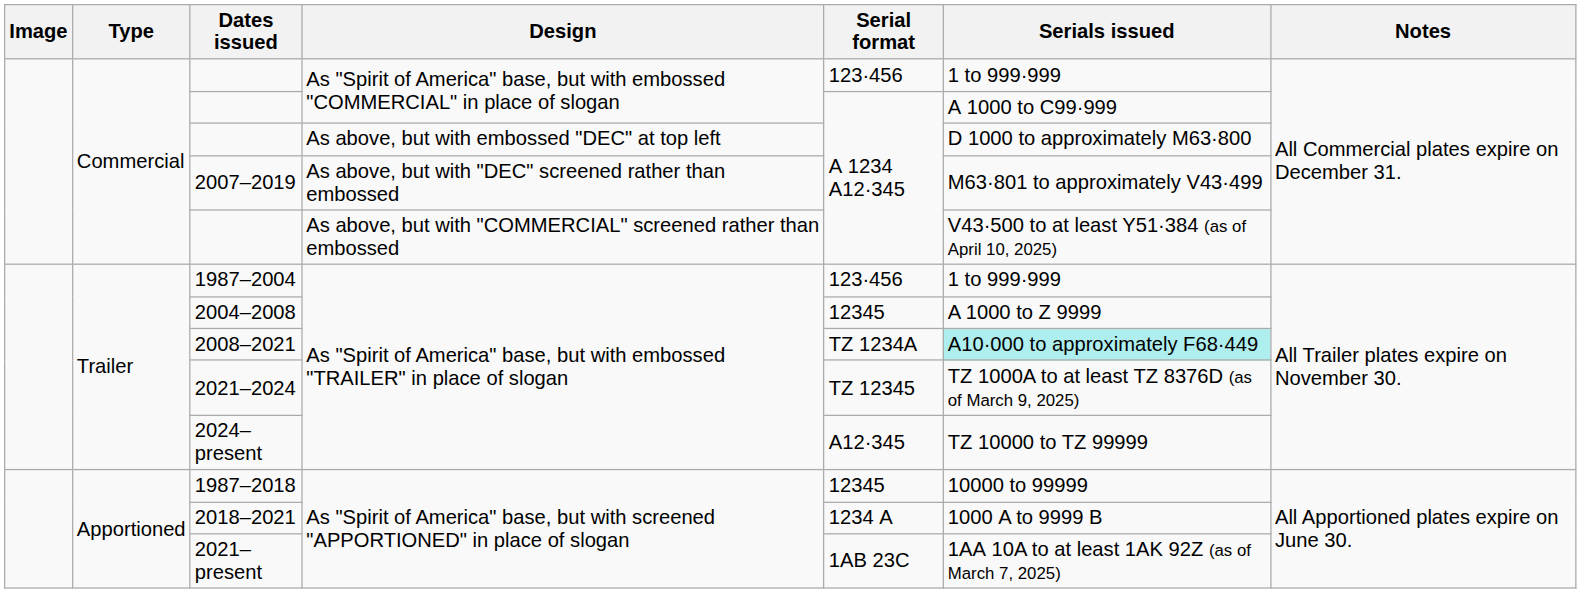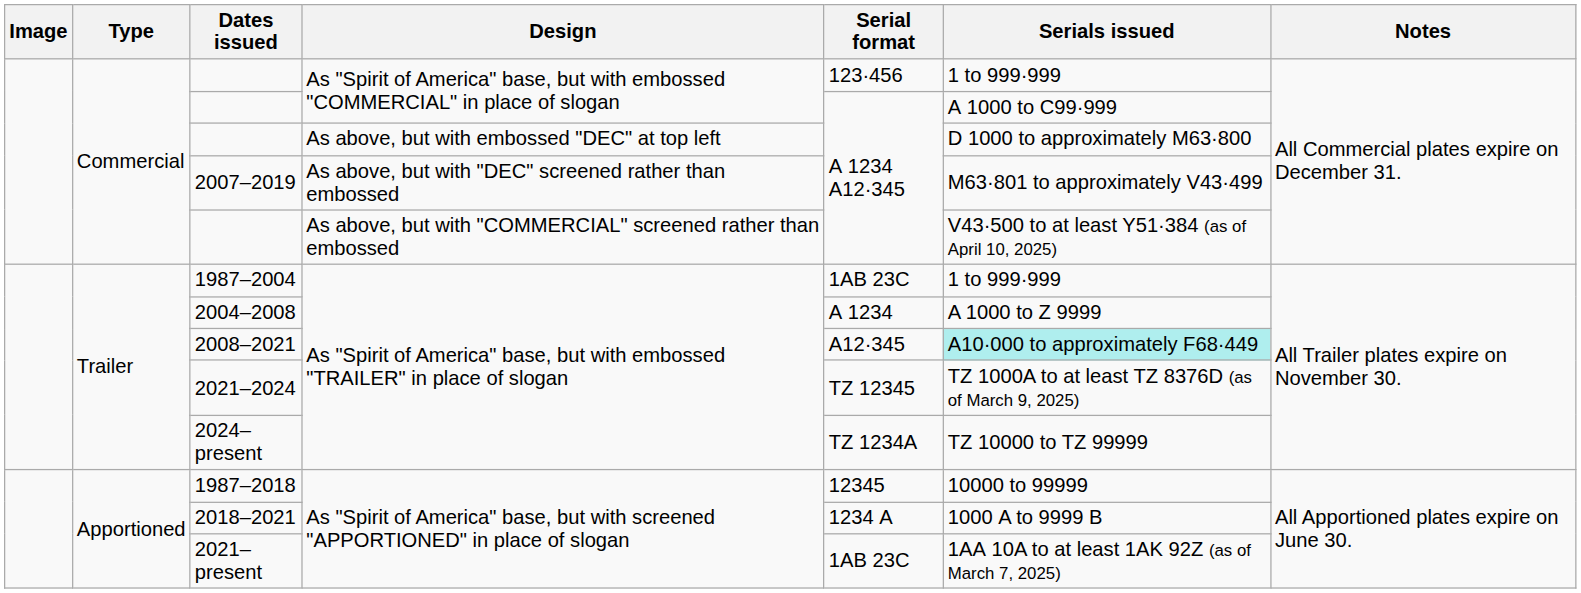(866, 280) 123·456 -> (869, 280) 1AB 23C
(857, 312) 12345 -> (861, 312) A 1234
(873, 344) TZ 1234A -> (867, 344) A12·345
(867, 442) A12·345 -> (873, 442) TZ 1234A
